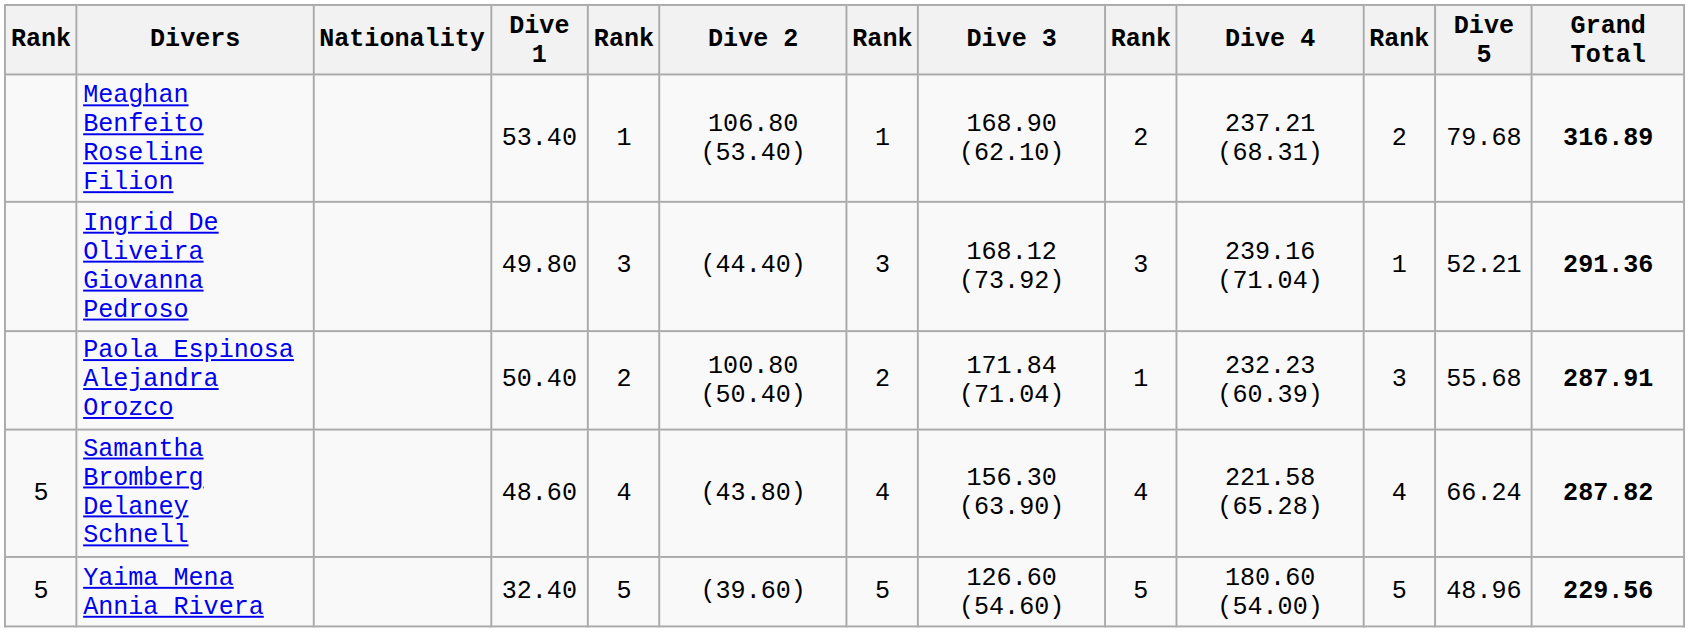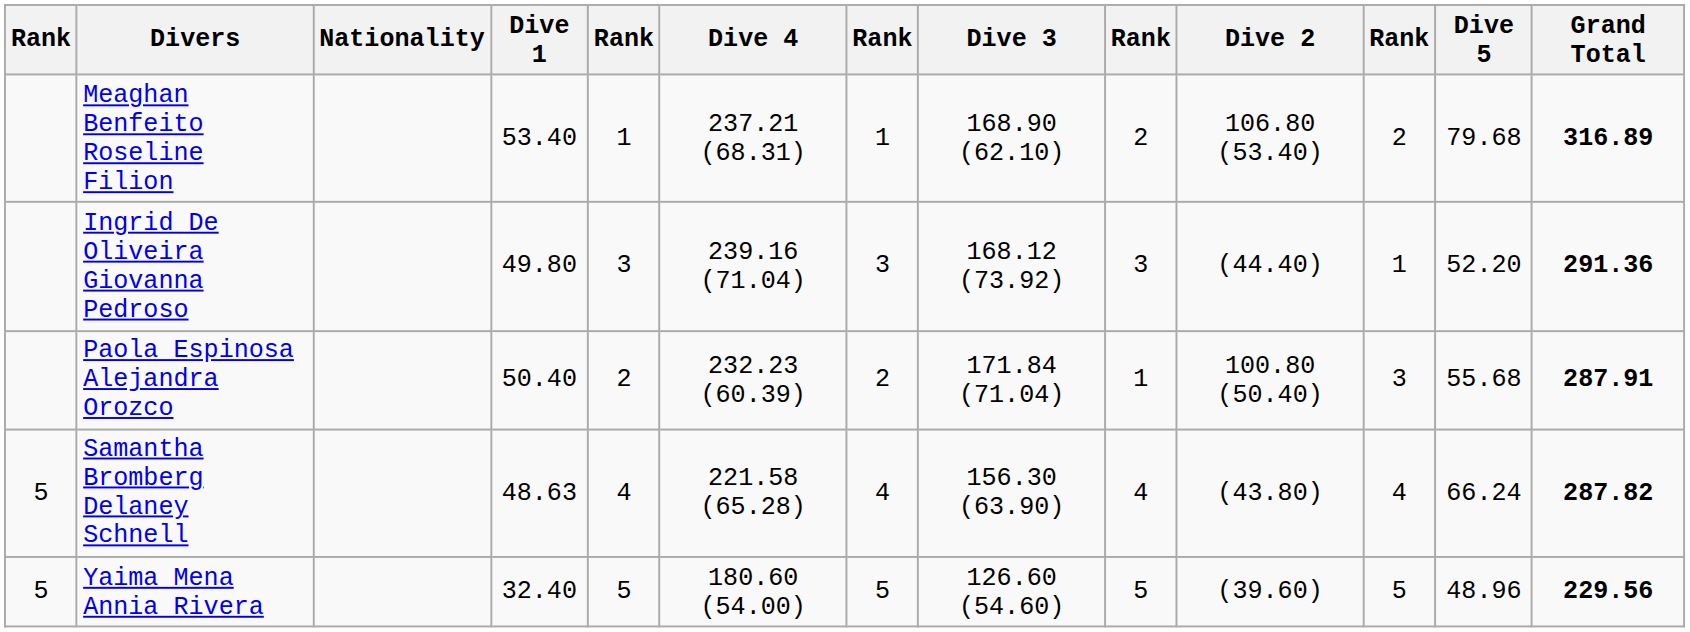columns swapped: (753, 40) <-> (1270, 40)
(1484, 266) 52.21 -> (1484, 266) 52.20
(539, 493) 48.60 -> (539, 493) 48.63
